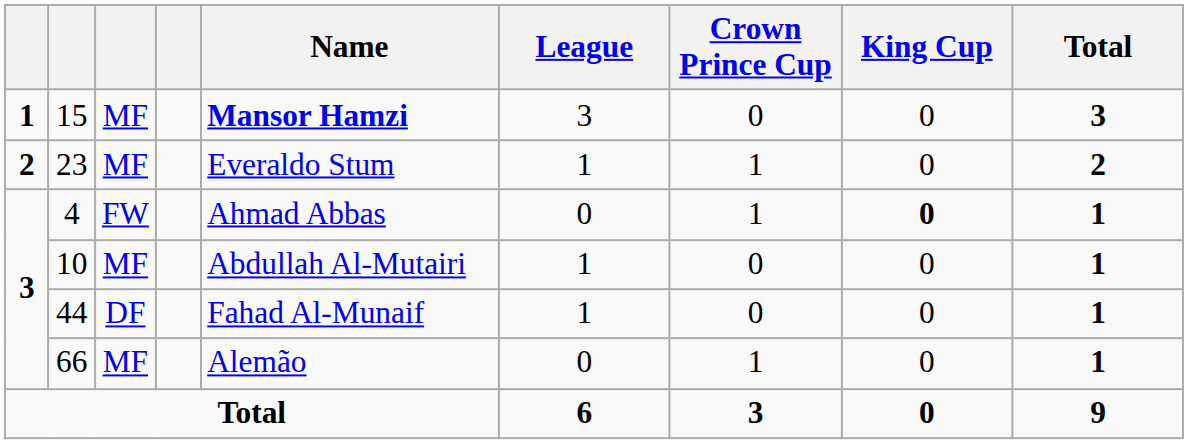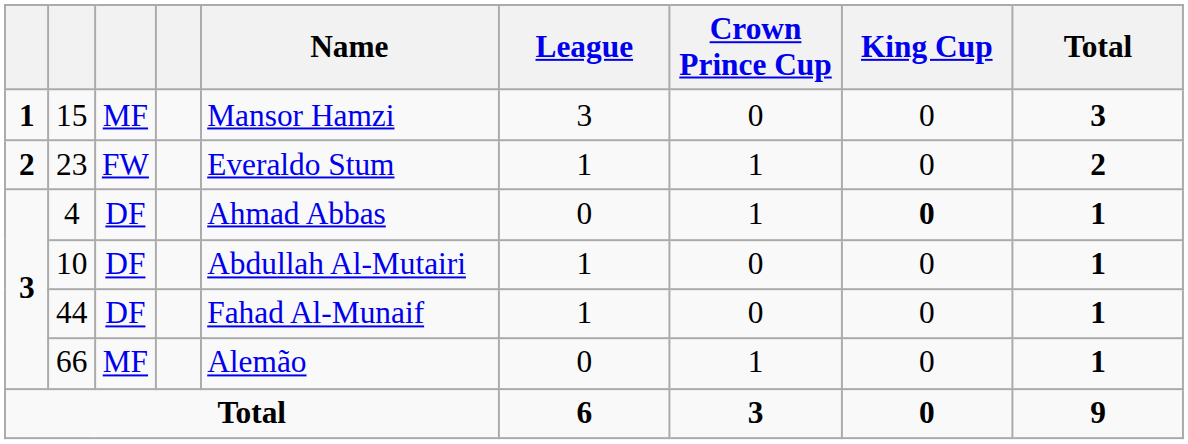(308, 114) bold -> (301, 114) normal
(125, 164) MF -> (125, 164) FW
(125, 213) FW -> (125, 213) DF
(125, 263) MF -> (125, 263) DF
